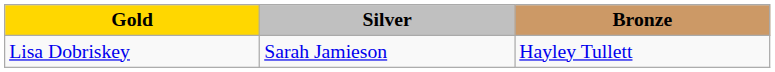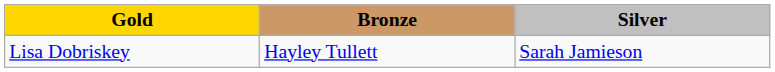columns swapped: (387, 20) <-> (642, 20)
